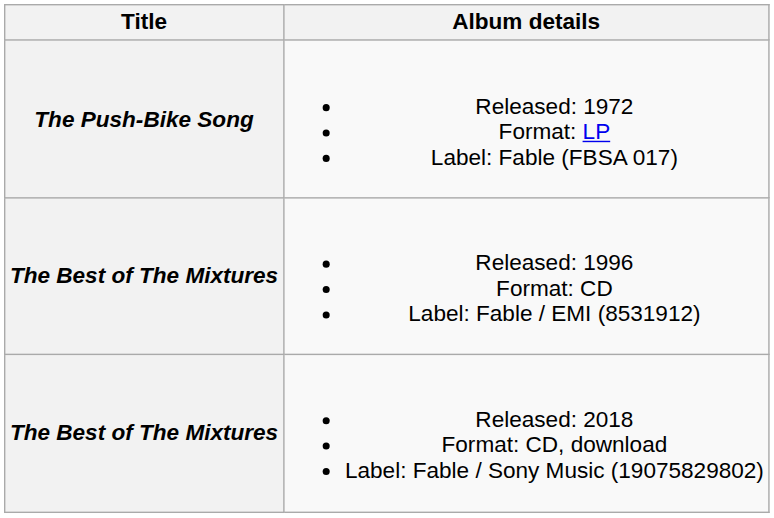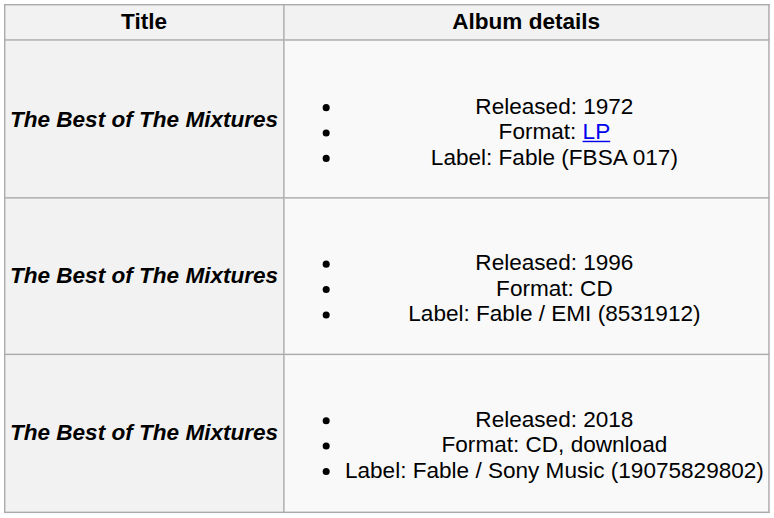(144, 118) The Push-Bike Song -> (144, 118) The Best of The Mixtures
